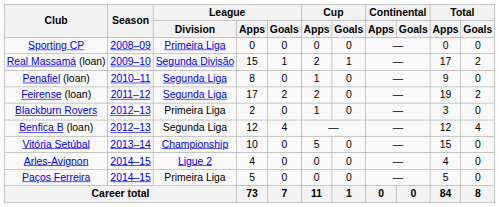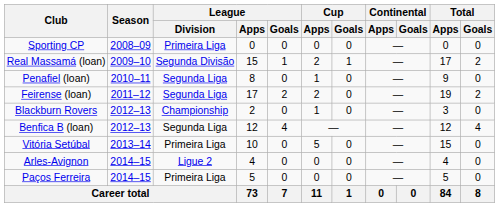(195, 111) Primeira Liga -> (195, 111) Championship
(195, 144) Championship -> (195, 144) Primeira Liga
